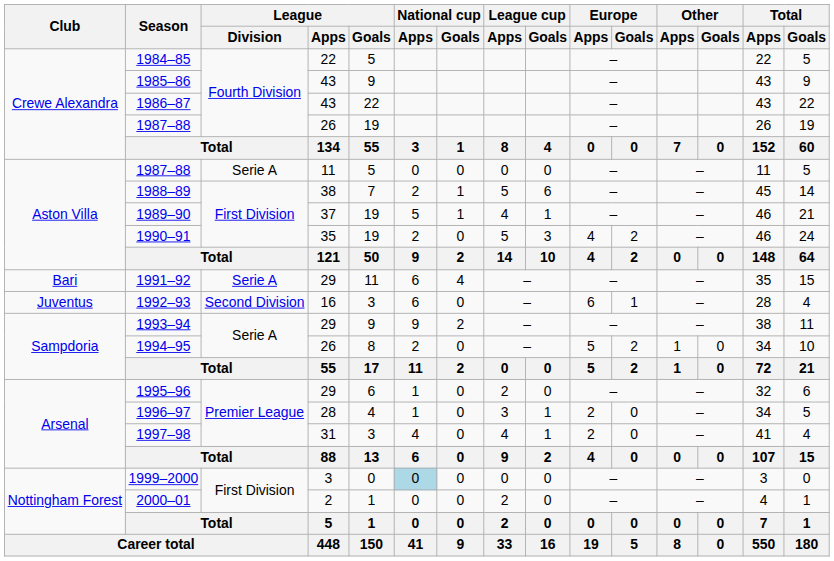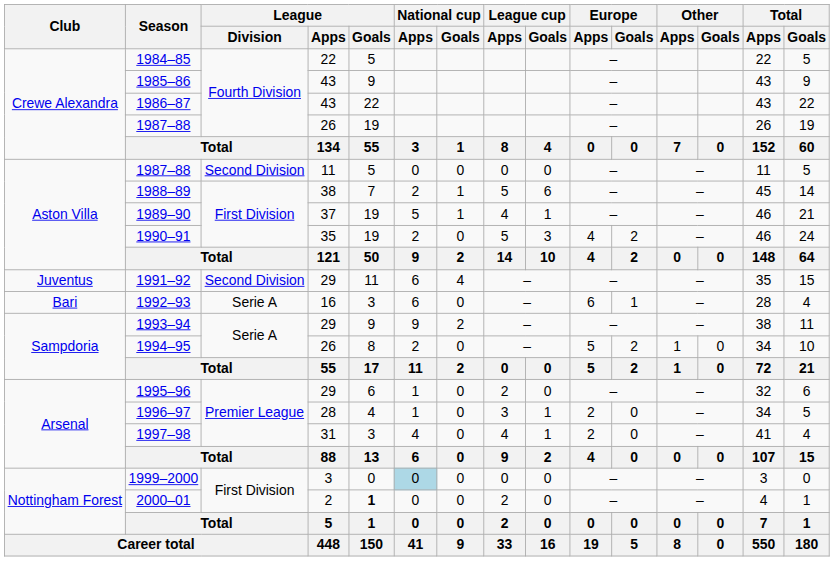(255, 170) Serie A -> (255, 170) Second Division
(65, 280) Bari -> (65, 280) Juventus
(255, 280) Serie A -> (255, 280) Second Division
(65, 302) Juventus -> (65, 302) Bari
(255, 302) Second Division -> (255, 302) Serie A
(371, 501) normal -> (371, 501) bold
